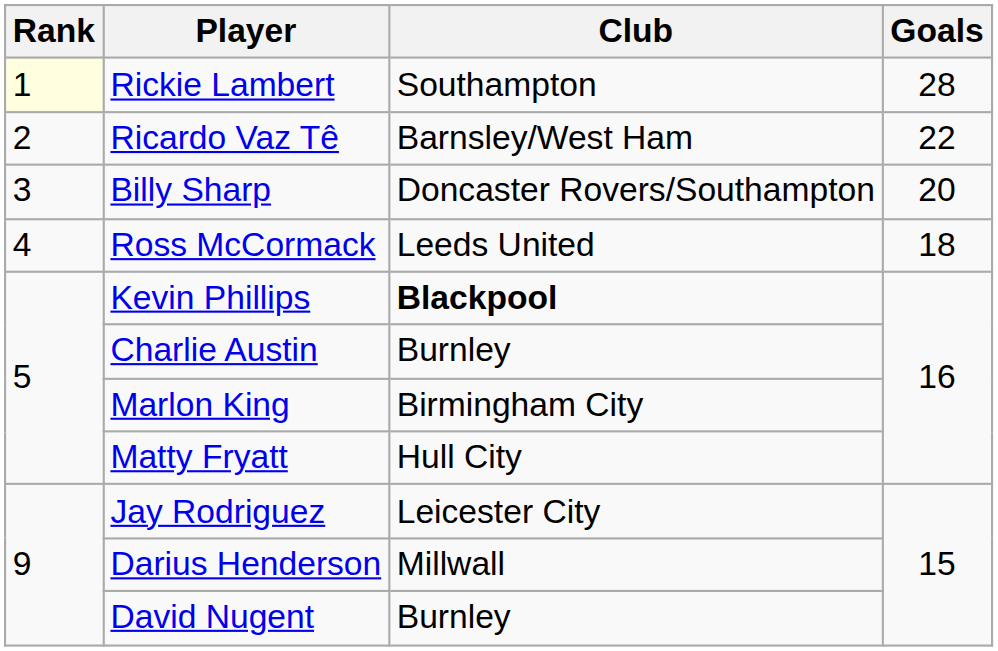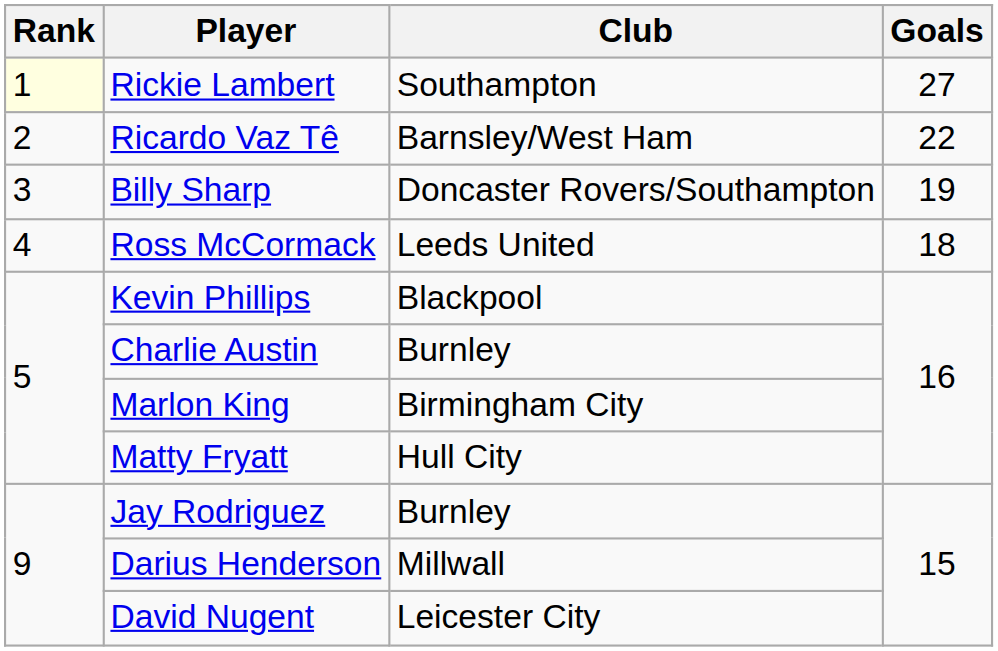(937, 84) 28 -> (937, 84) 27
(937, 191) 20 -> (937, 191) 19
(477, 297) bold -> (470, 297) normal
(499, 510) Leicester City -> (454, 510) Burnley
(454, 617) Burnley -> (499, 617) Leicester City
